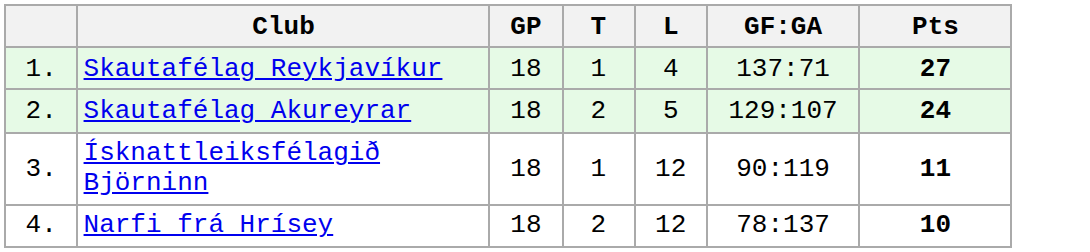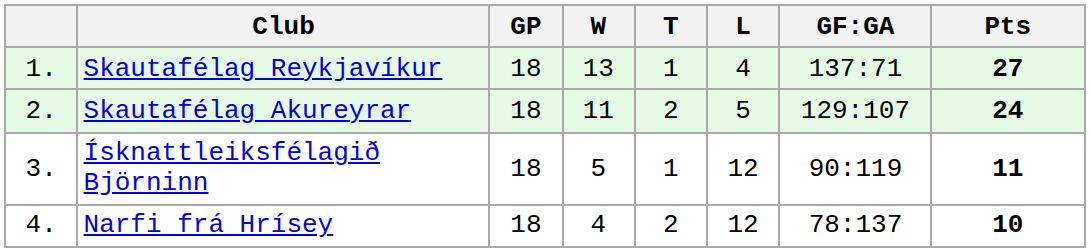+ column: (598, 26)
